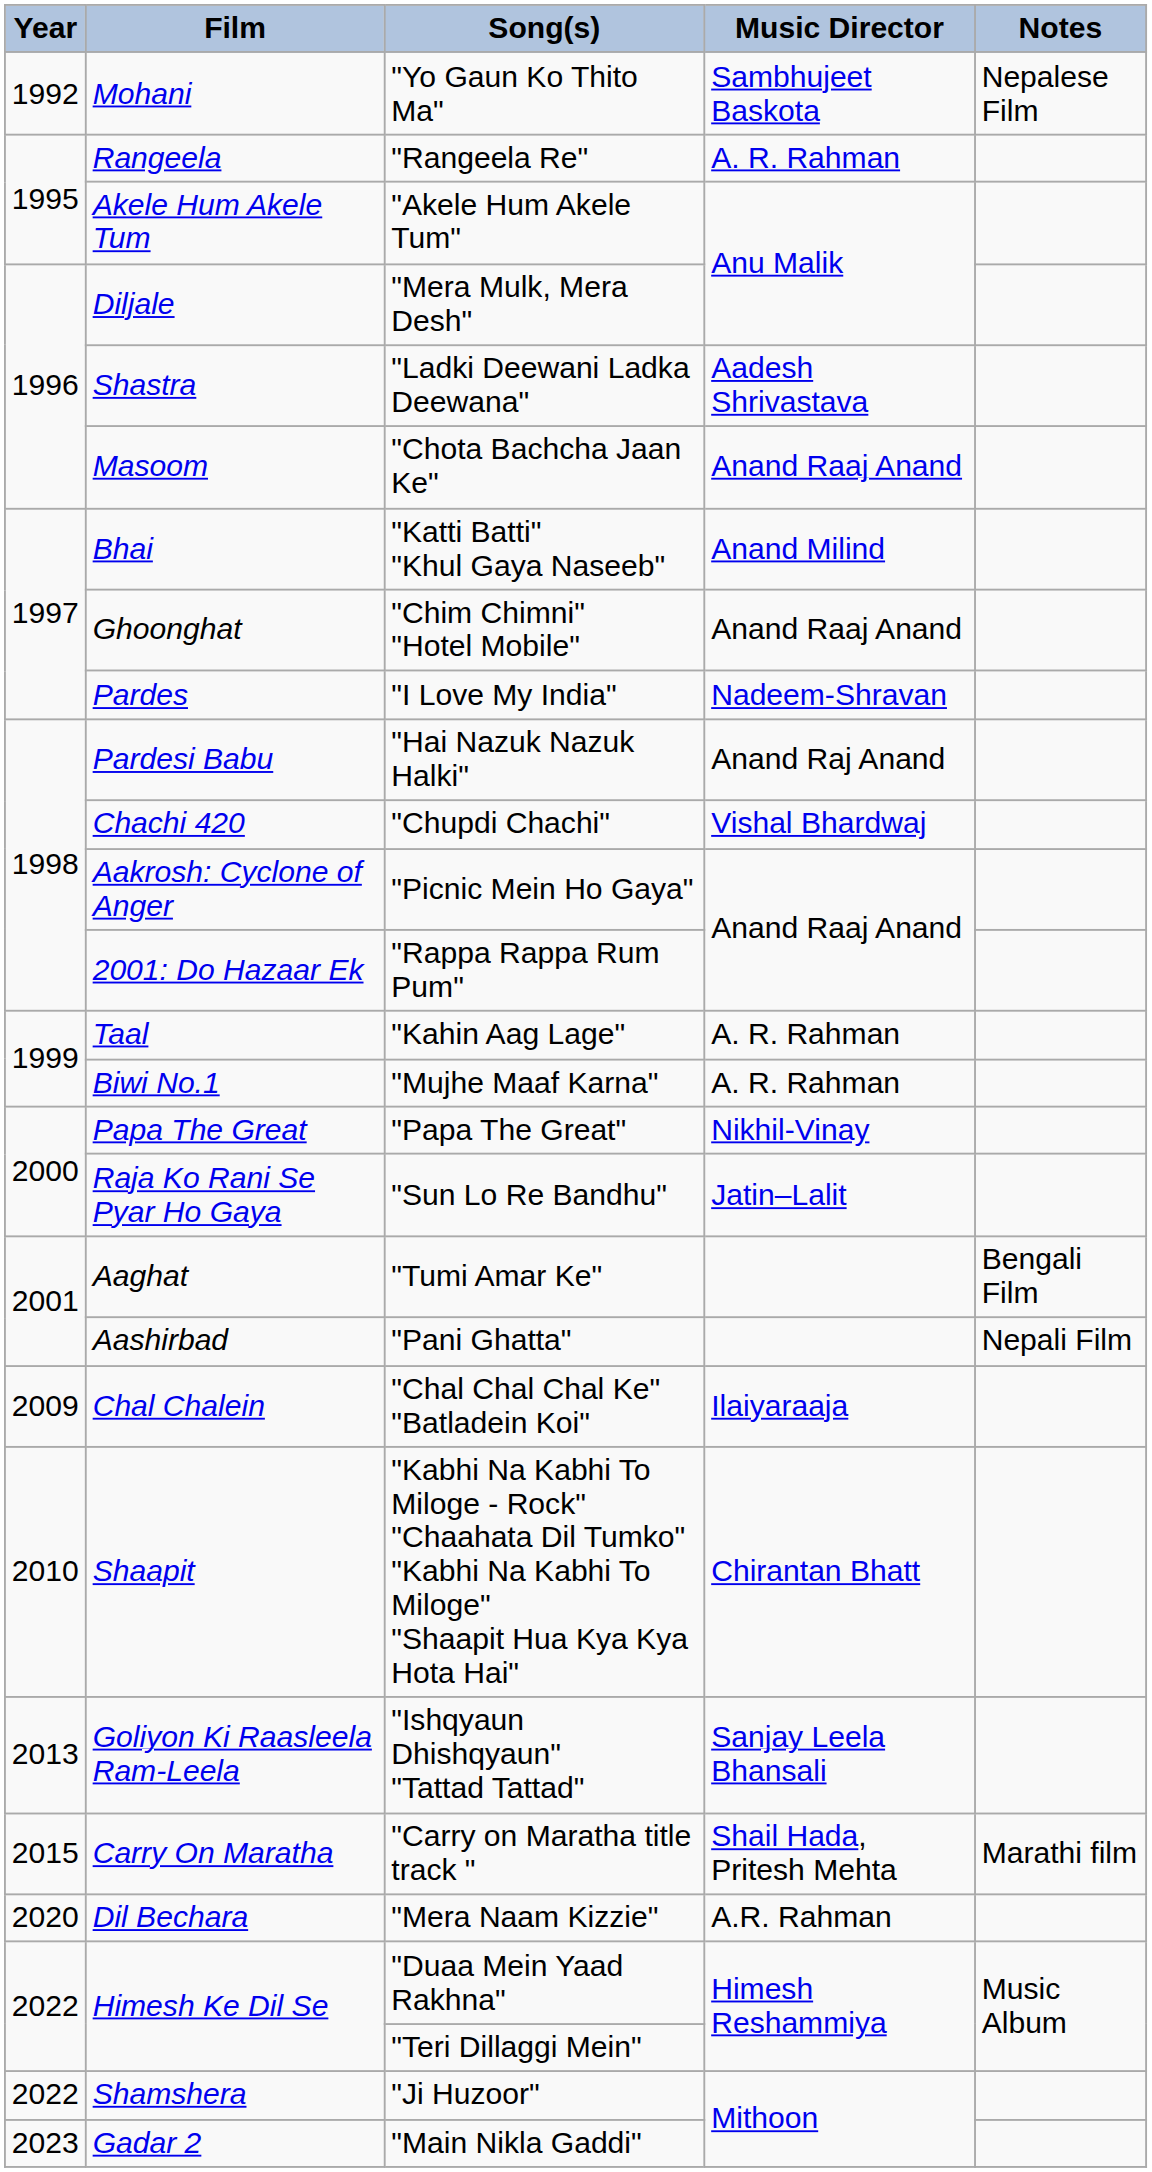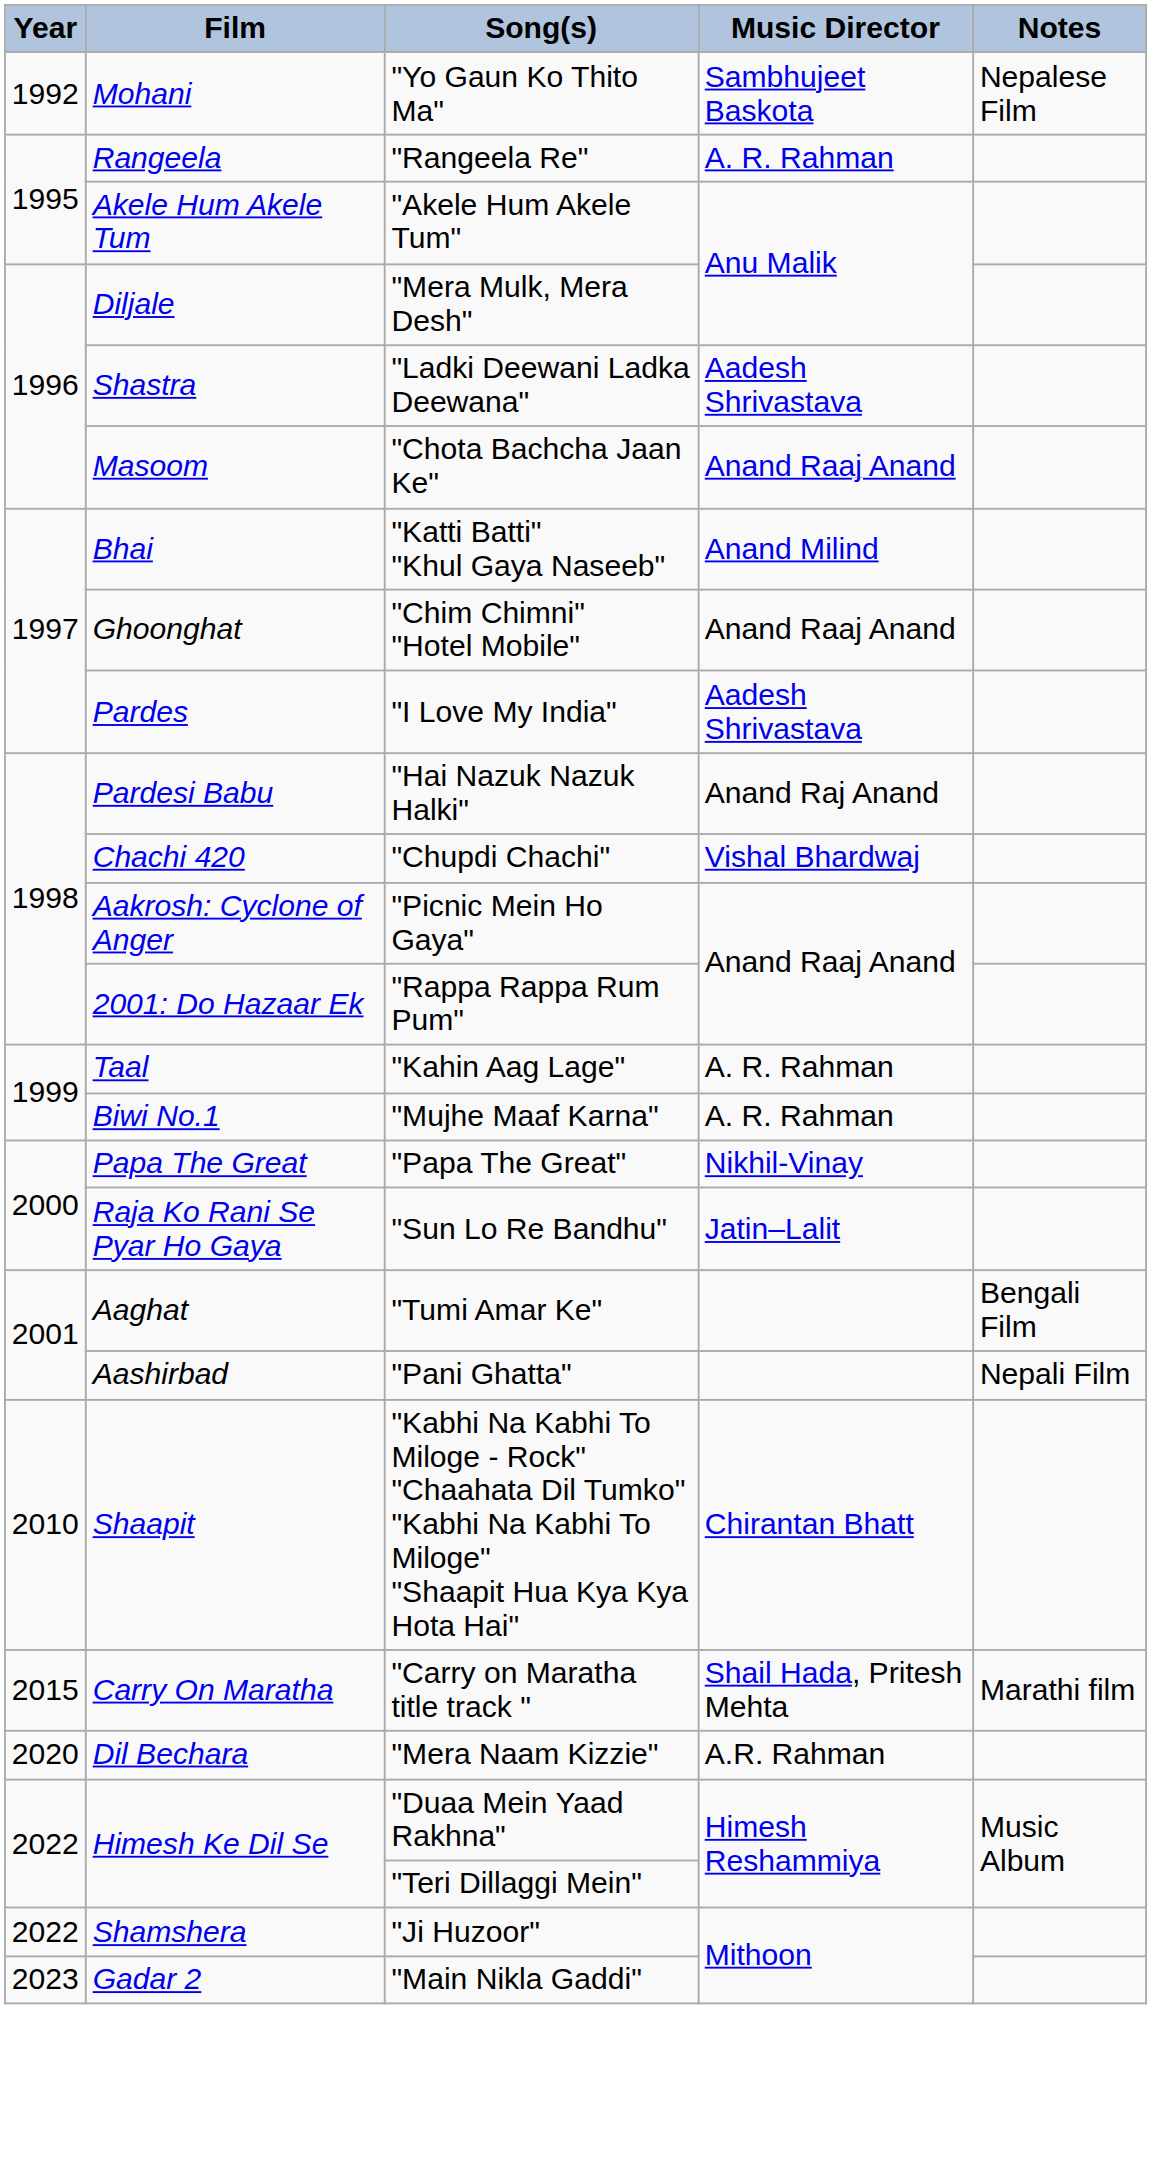(829, 694) Nadeem-Shravan -> (783, 711) Aadesh Shrivastava
- row: (526, 1405)
- row: (488, 1754)
